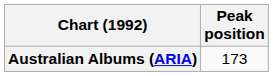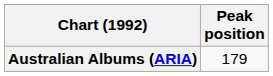(235, 58) 173 -> (235, 58) 179
